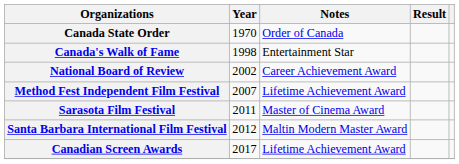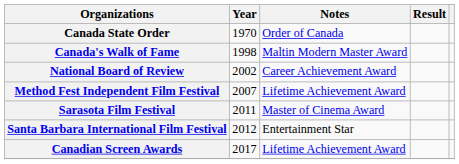(308, 52) Entertainment Star -> (335, 52) Maltin Modern Master Award
(335, 129) Maltin Modern Master Award -> (308, 129) Entertainment Star
